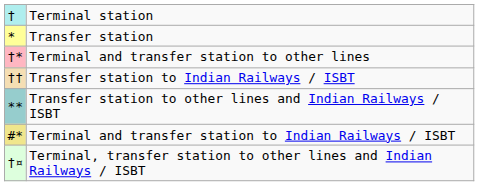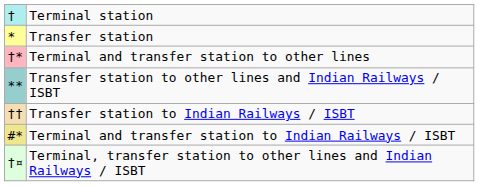rows swapped: (192, 78) <-> (235, 106)
